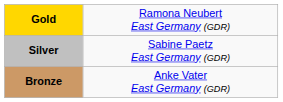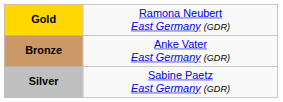rows swapped: (44, 50) <-> (44, 81)
